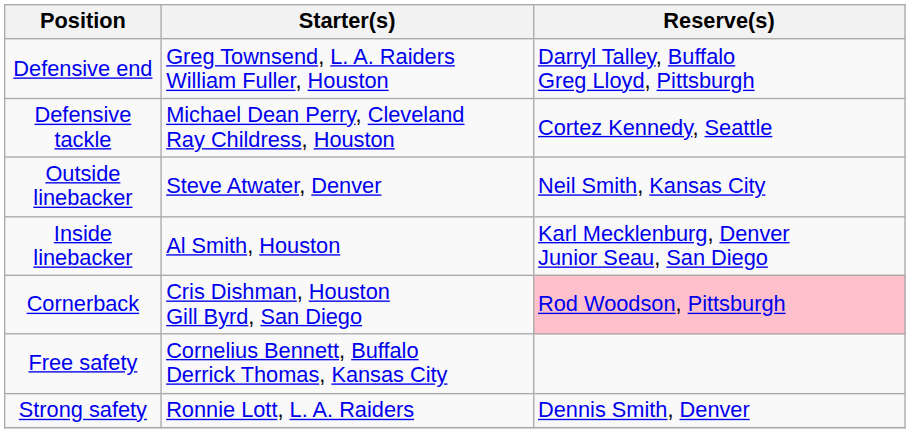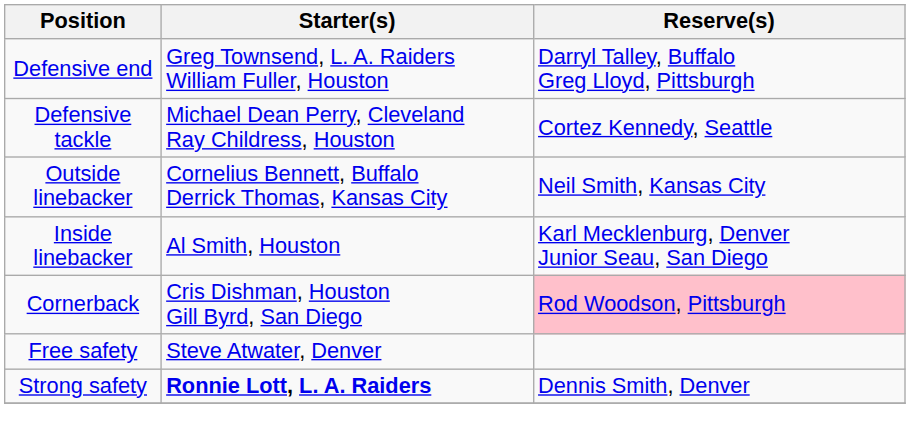(274, 186) Steve Atwater, Denver -> (307, 186) Cornelius Bennett, Buffalo Derrick Thomas, Kansas City
(307, 363) Cornelius Bennett, Buffalo Derrick Thomas, Kansas City -> (274, 351) Steve Atwater, Denver
(290, 410) normal -> (299, 385) bold
